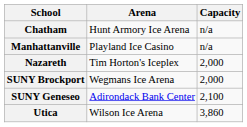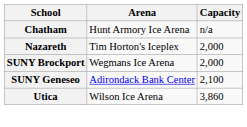- row: (46, 46)
